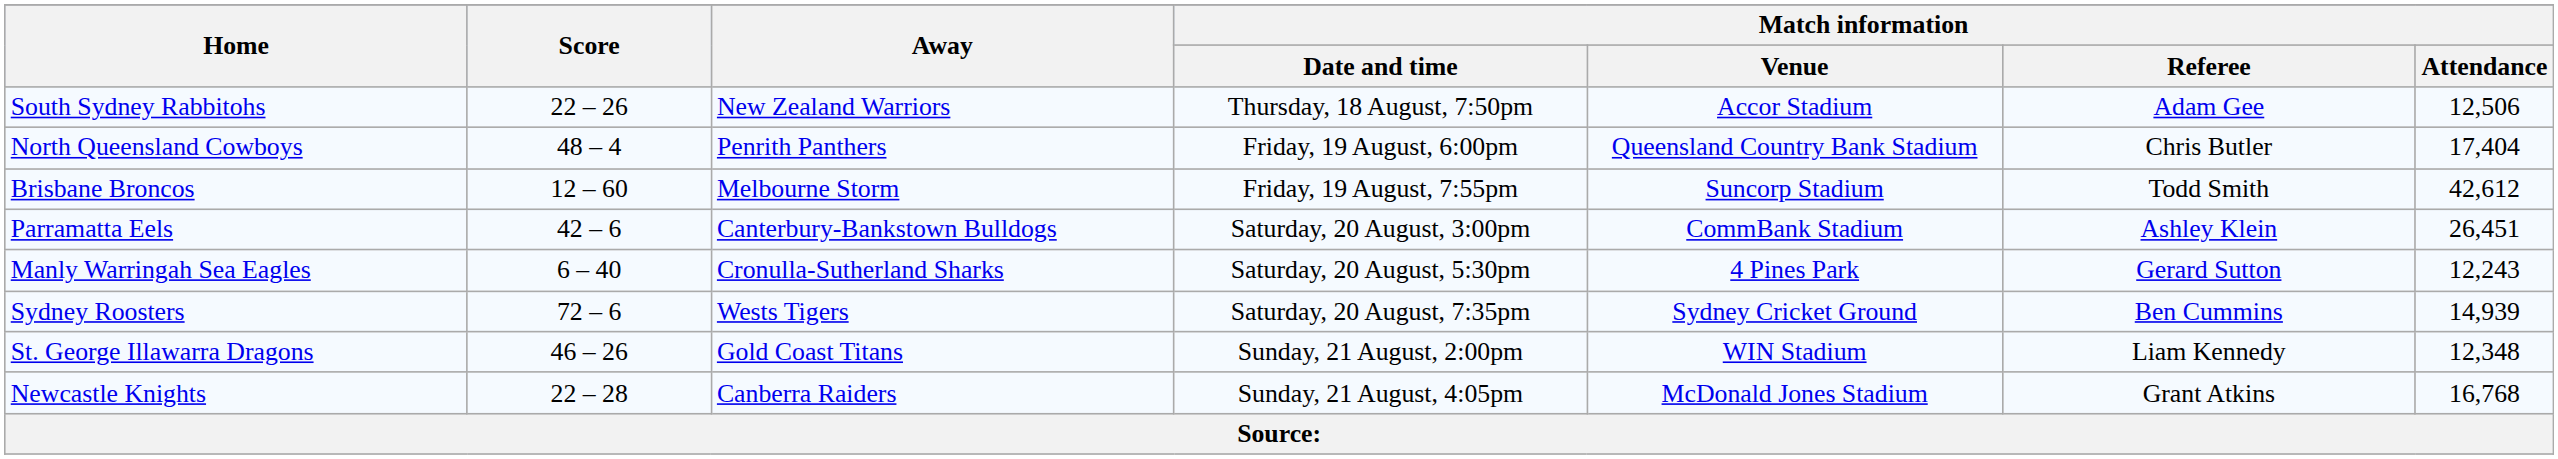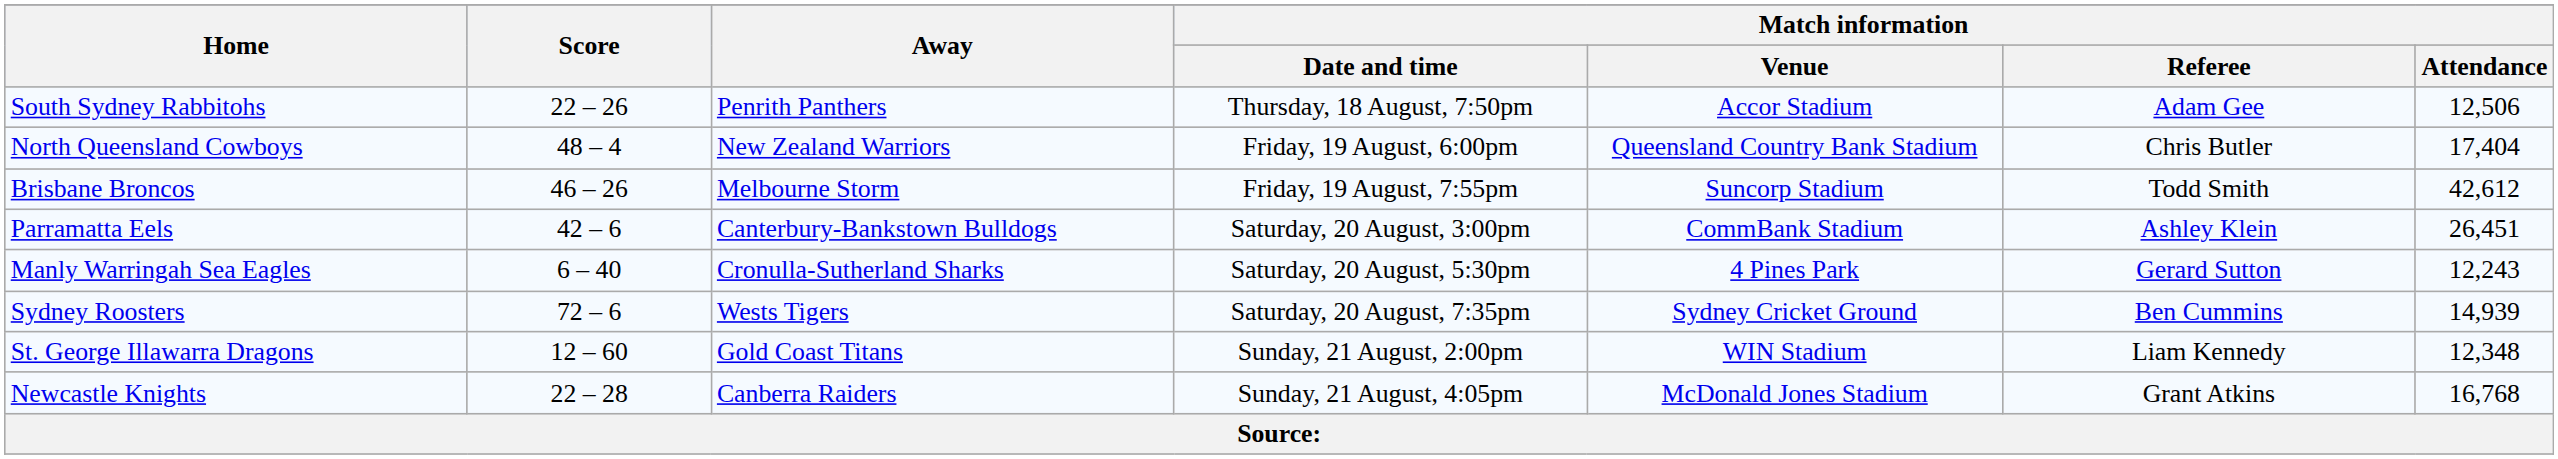(834, 106) New Zealand Warriors -> (802, 106) Penrith Panthers
(802, 147) Penrith Panthers -> (834, 147) New Zealand Warriors
(589, 188) 12 – 60 -> (589, 188) 46 – 26
(589, 351) 46 – 26 -> (589, 351) 12 – 60
